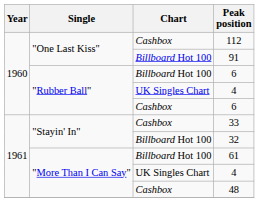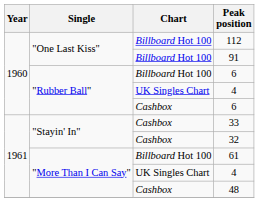(154, 40) Cashbox -> (173, 40) Billboard Hot 100
(173, 139) Billboard Hot 100 -> (154, 139) Cashbox
